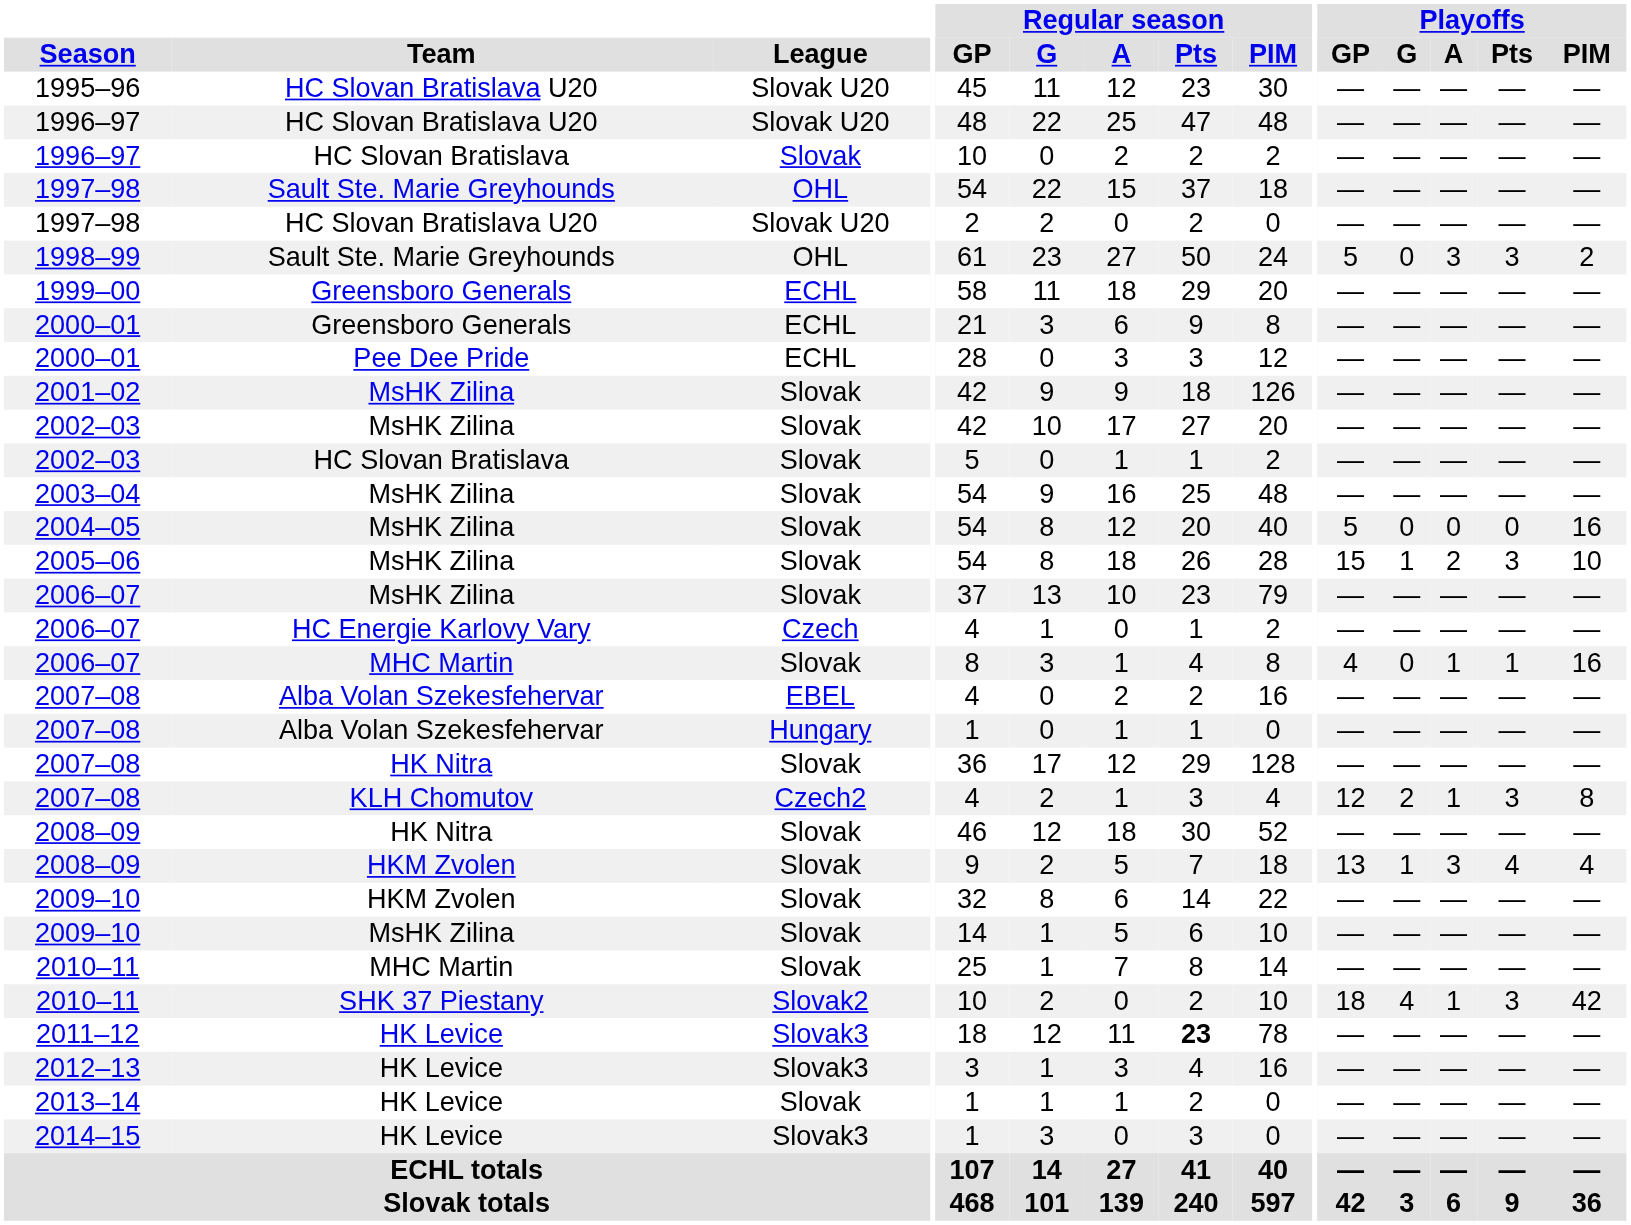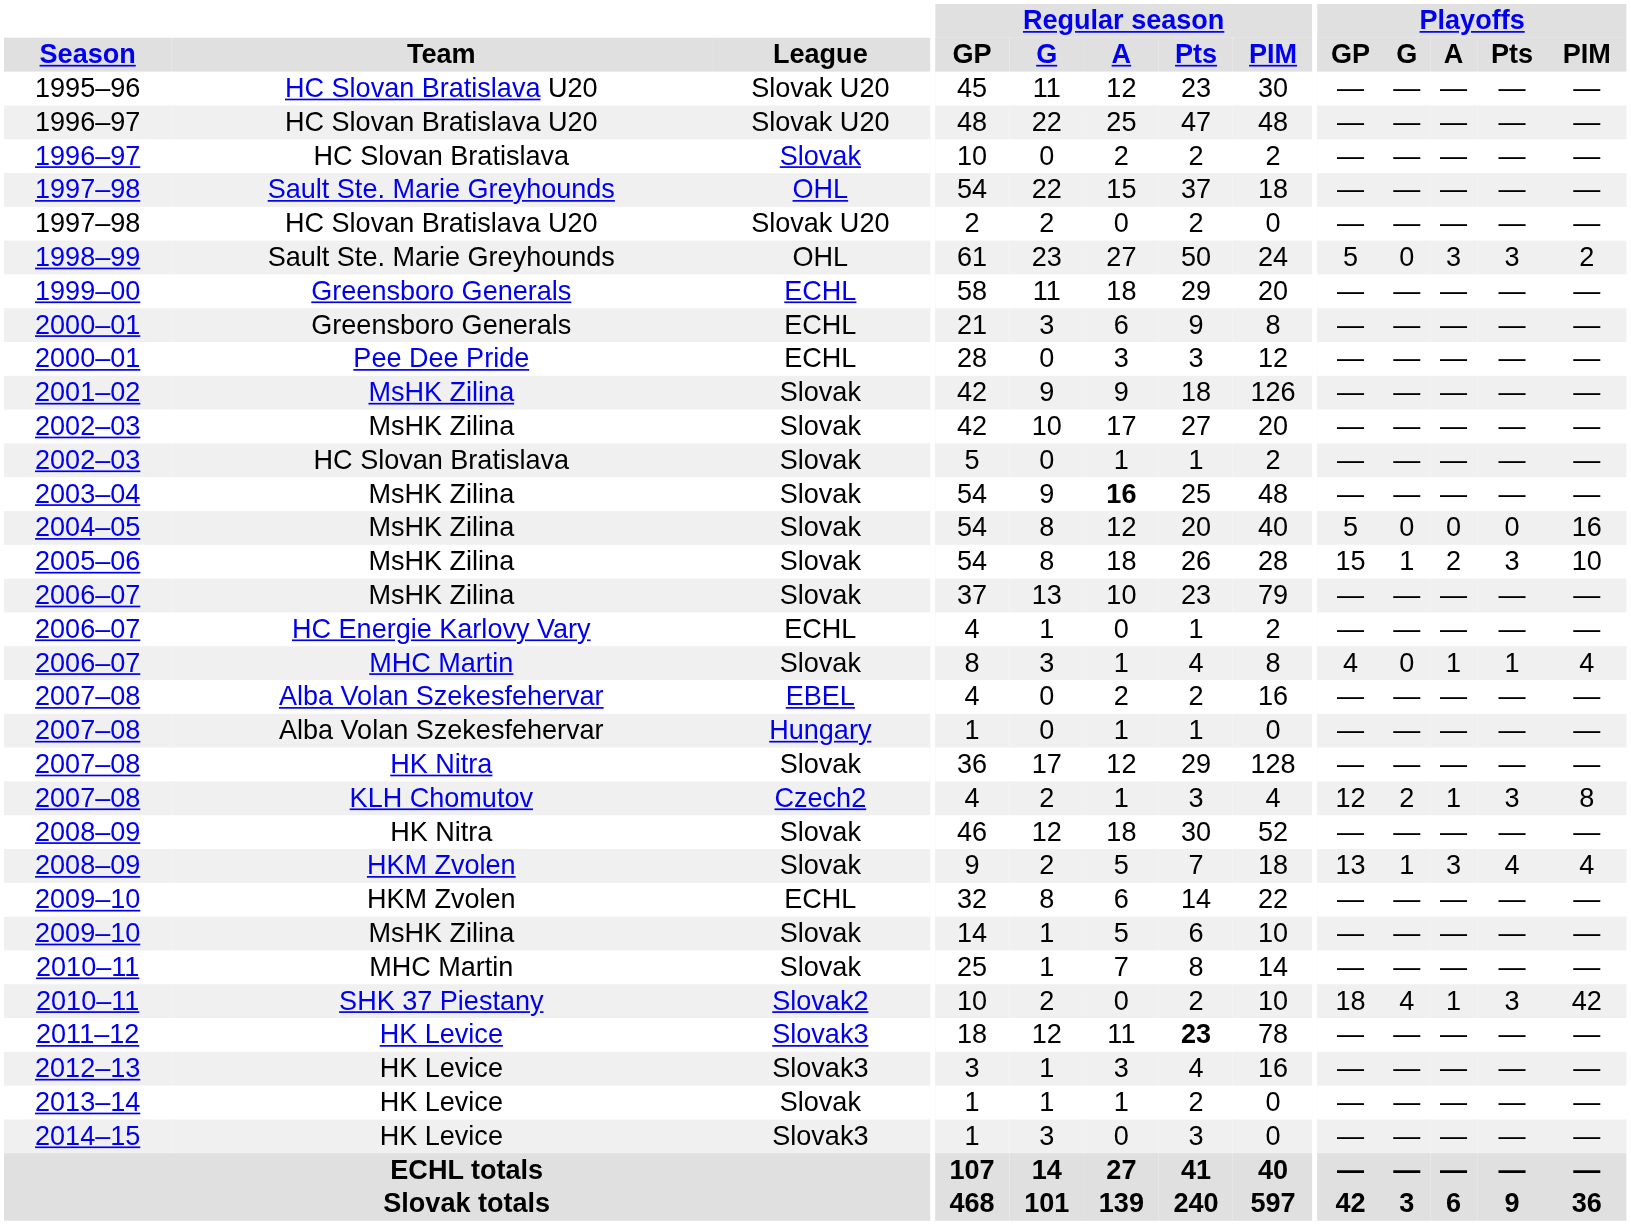(1121, 493) normal -> (1121, 493) bold
(820, 628) Czech -> (820, 628) ECHL
(1587, 662) 16 -> (1587, 662) 4
(820, 899) Slovak -> (820, 899) ECHL
